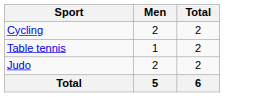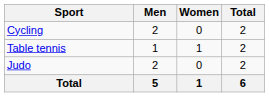+ column: (199, 13)
